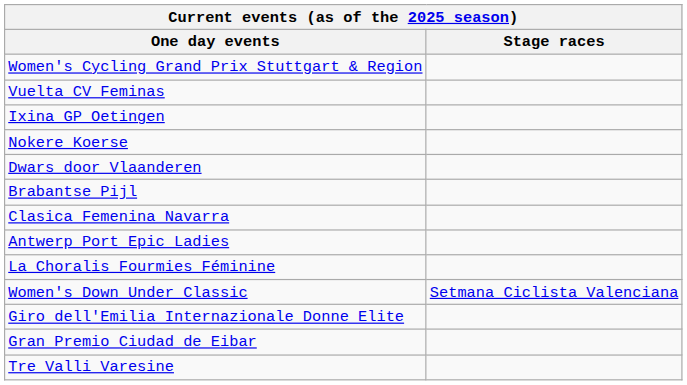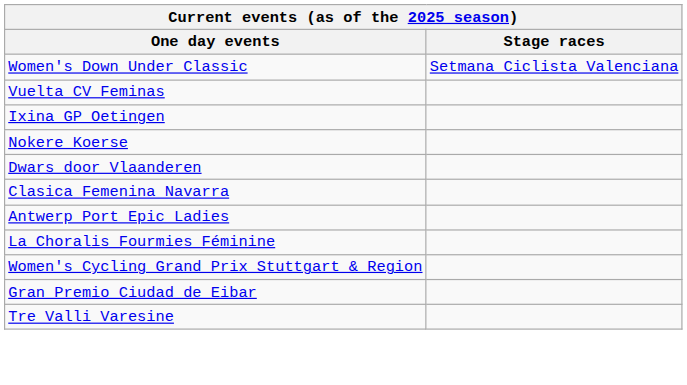rows swapped: (128, 292) <-> (215, 67)
- row: (73, 192)
- row: (206, 317)
